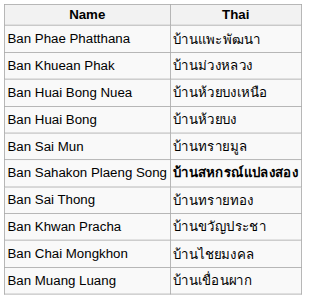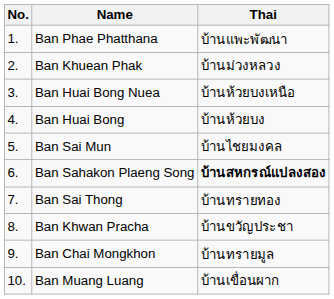+ column: (18, 15)
(210, 146) บ้านทรายมูล -> (241, 146) บ้านไชยมงคล
(214, 254) บ้านไชยมงคล -> (238, 254) บ้านทรายมูล
